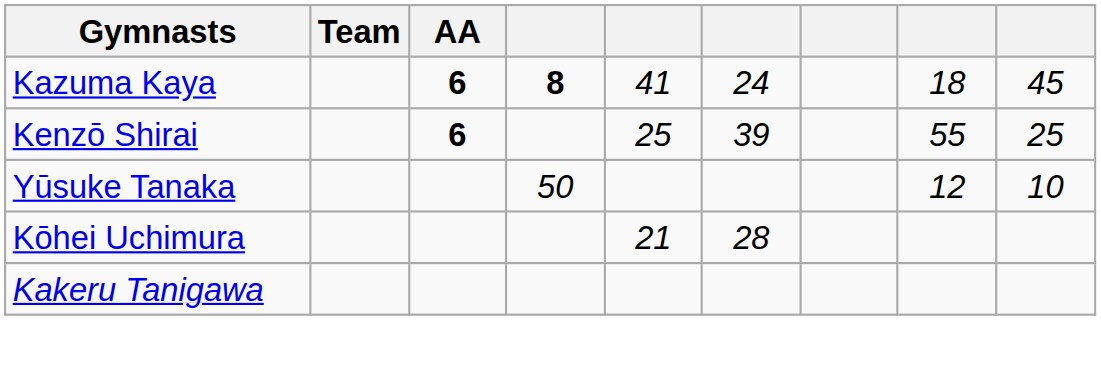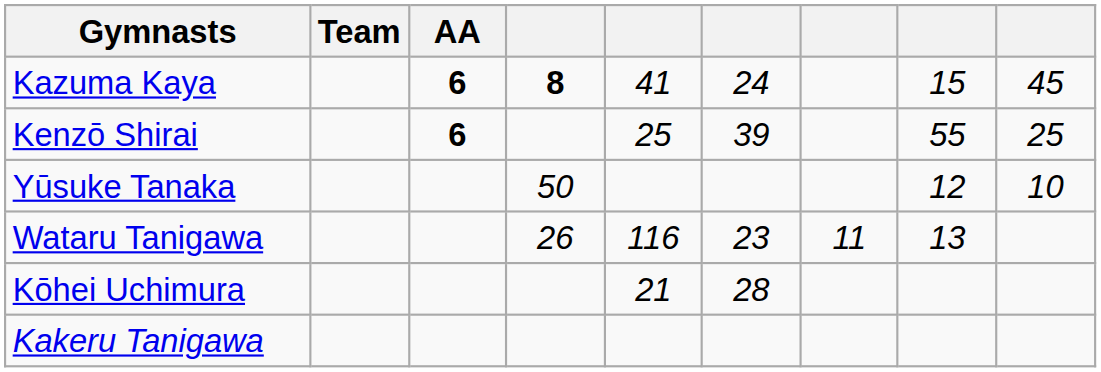(947, 83) 18 -> (947, 83) 15
+ row: (138, 238)
